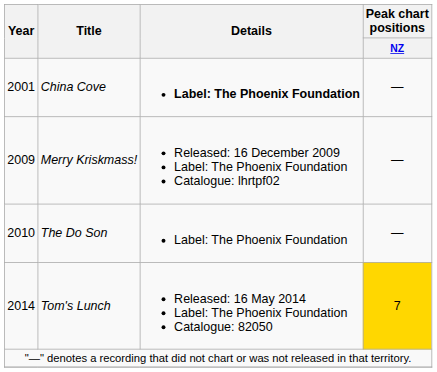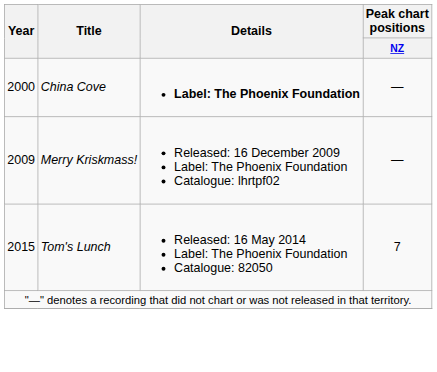(21, 87) 2001 -> (21, 87) 2000
- row: (74, 233)
(21, 306) 2014 -> (21, 247) 2015
(397, 306) gold background -> (397, 247) no background
